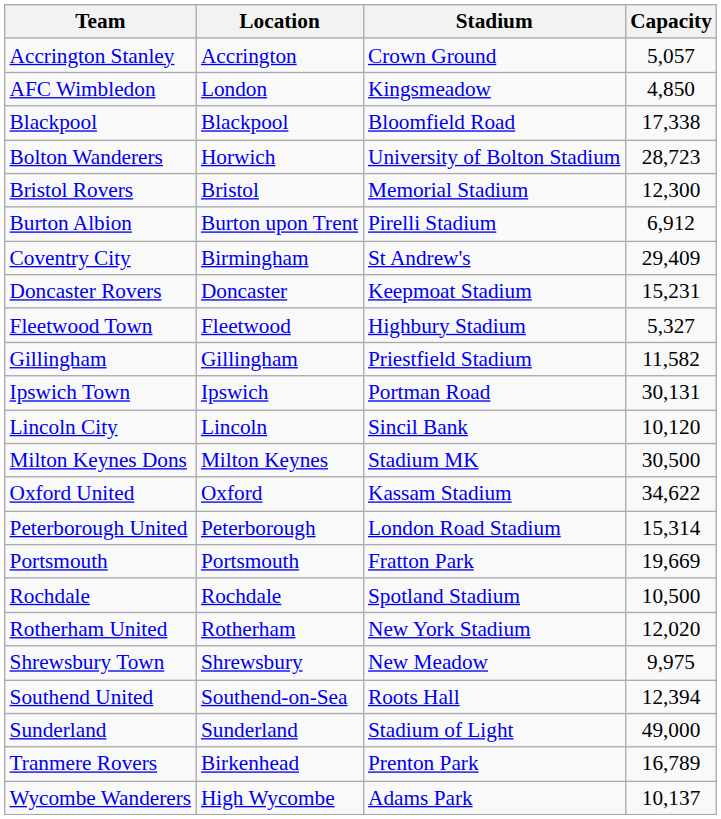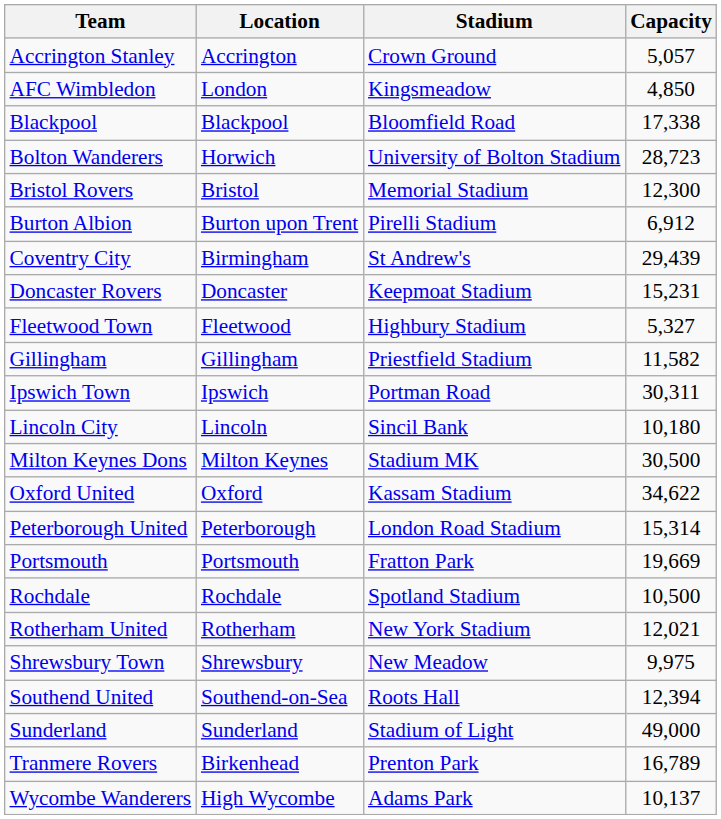(671, 257) 29,409 -> (671, 257) 29,439
(671, 392) 30,131 -> (671, 392) 30,311
(671, 426) 10,120 -> (671, 426) 10,180
(671, 628) 12,020 -> (671, 628) 12,021
